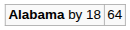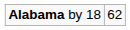(115, 14) 64 -> (115, 14) 62
